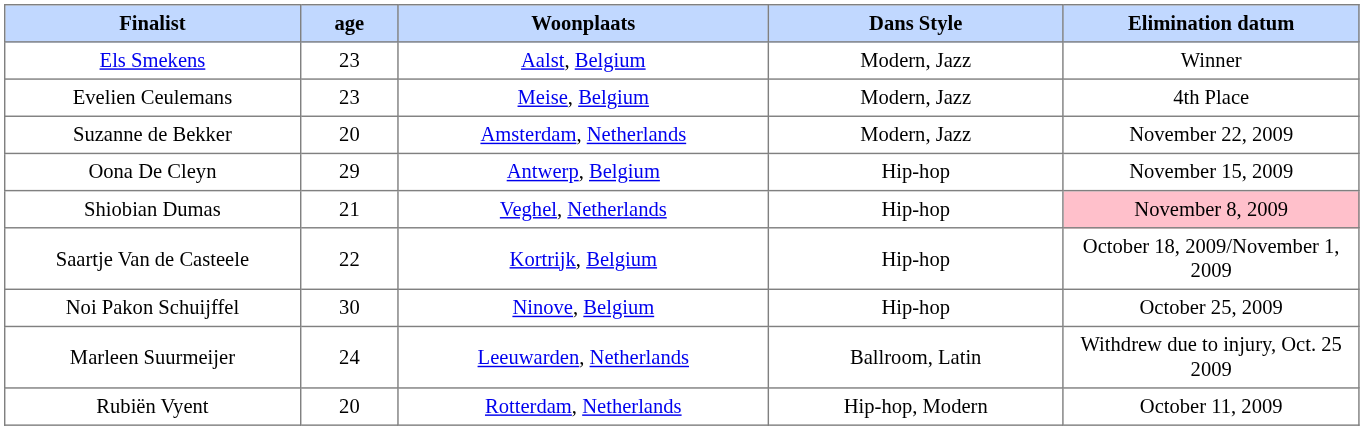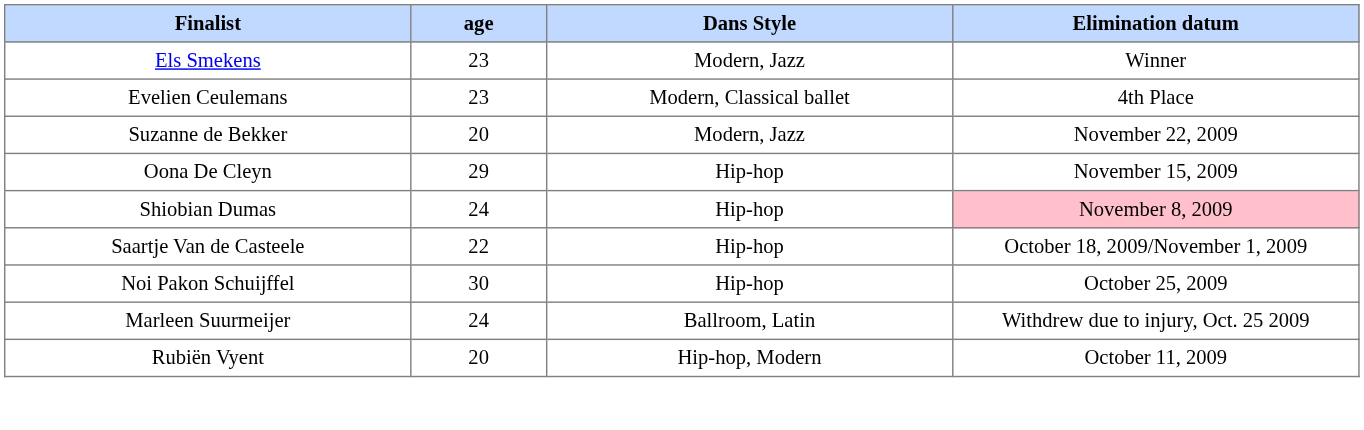- column: (583, 23)
(916, 97) Modern, Jazz -> (749, 97) Modern, Classical ballet
(349, 208) 21 -> (479, 208) 24
